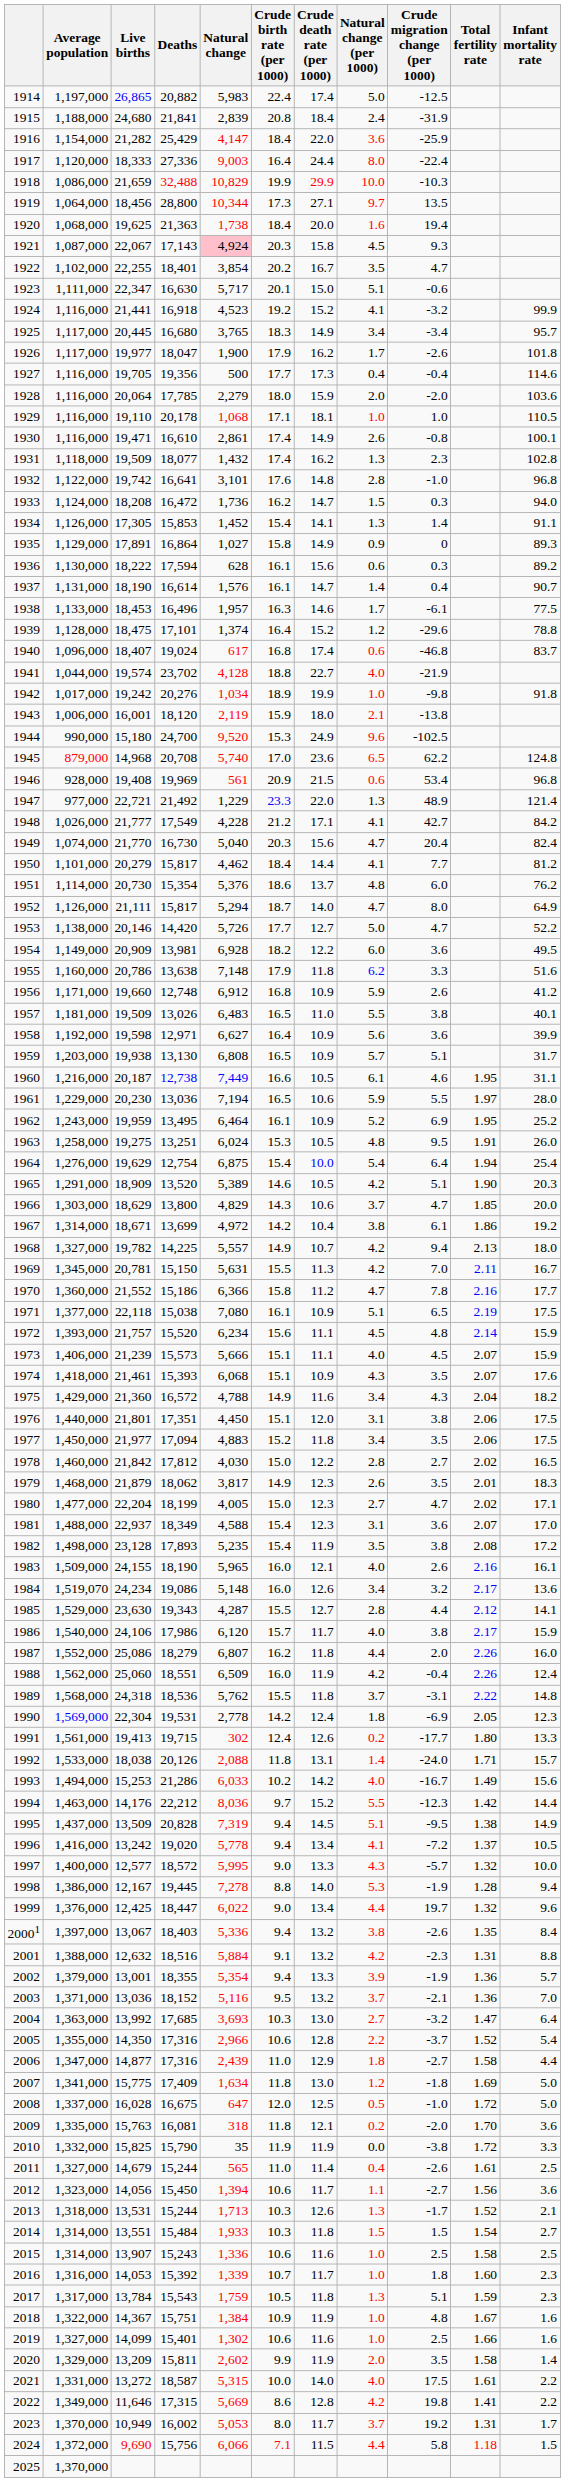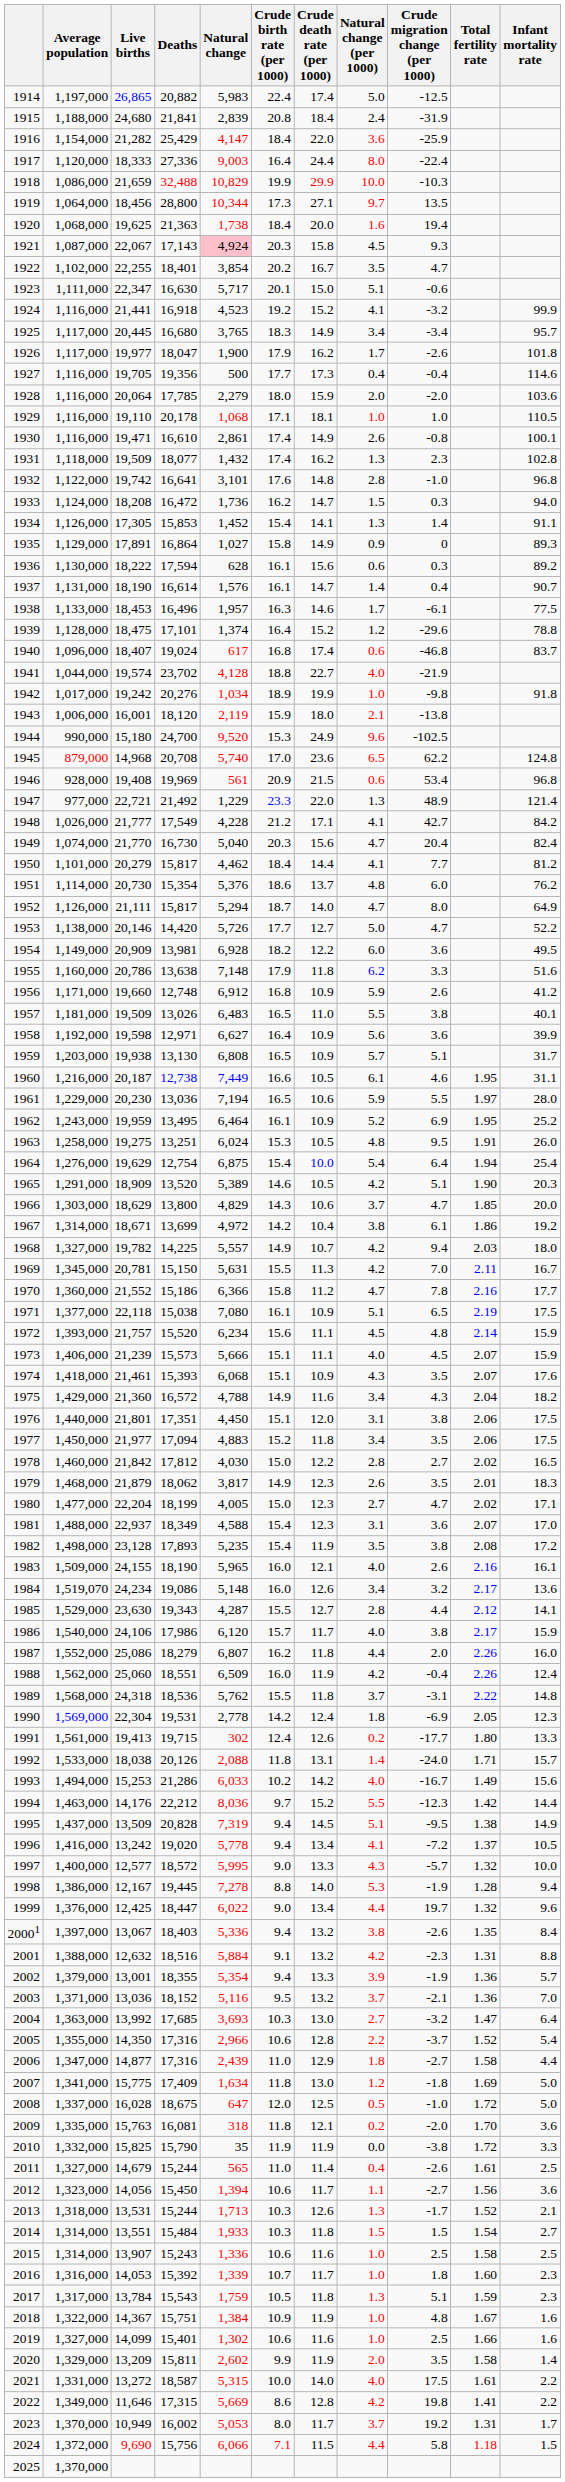(485, 1247) 2.13 -> (485, 1247) 2.03
(179, 2104) 16,675 -> (179, 2104) 18,675
